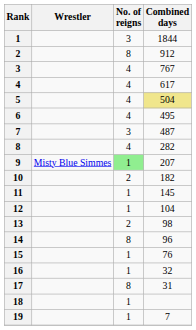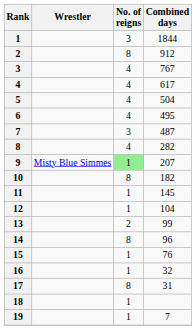(167, 100) khaki background -> (167, 100) no background
(129, 178) 2 -> (129, 178) 8
(167, 224) 98 -> (167, 224) 99
